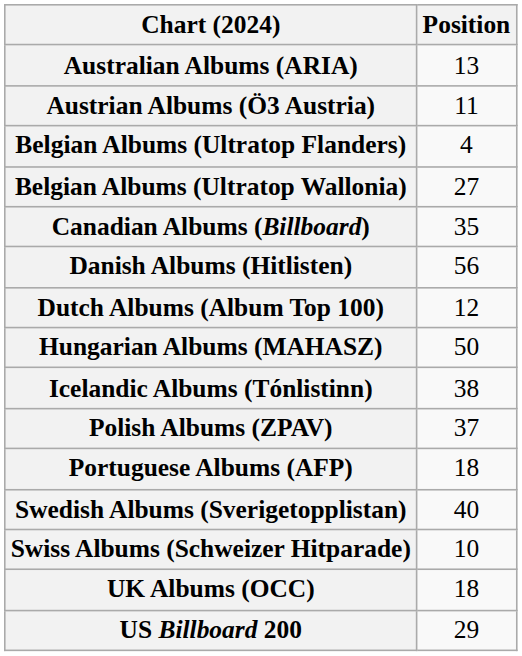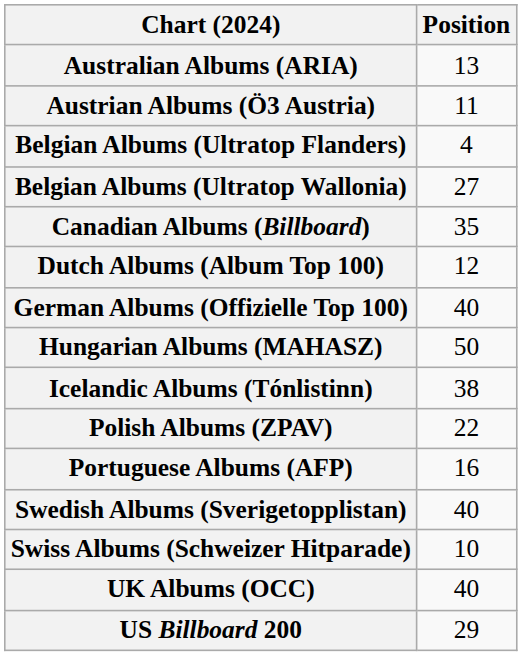- row: (211, 266)
+ row: (211, 307)
(466, 428) 37 -> (466, 428) 22
(466, 468) 18 -> (466, 468) 16
(466, 589) 18 -> (466, 589) 40
